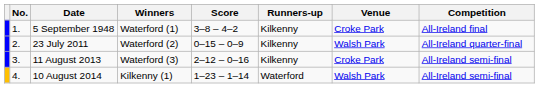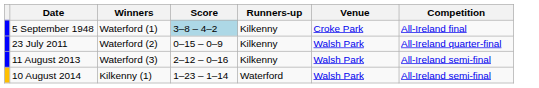- column: (20, 13)
(216, 28) no background -> (195, 28) lightblue background
(359, 60) Croke Park -> (339, 60) Walsh Park
